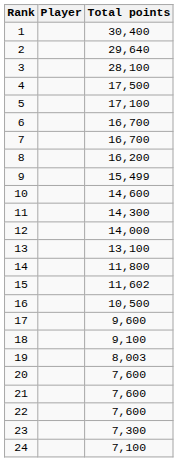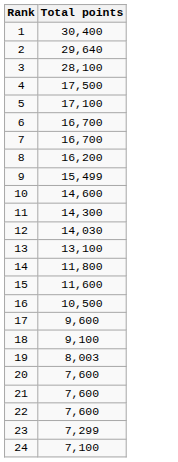- column: (61, 14)
(129, 231) 14,000 -> (82, 231) 14,030
(129, 285) 11,602 -> (82, 285) 11,600
(129, 430) 7,300 -> (82, 430) 7,299
